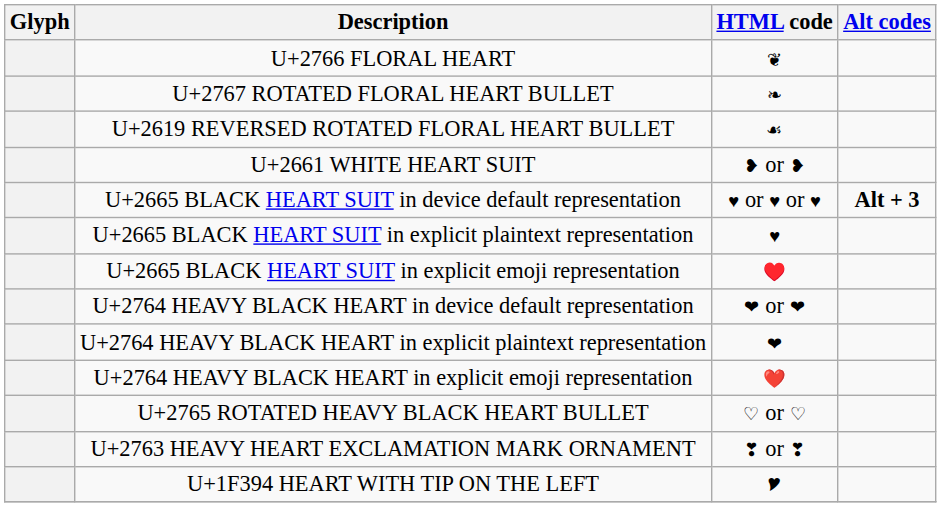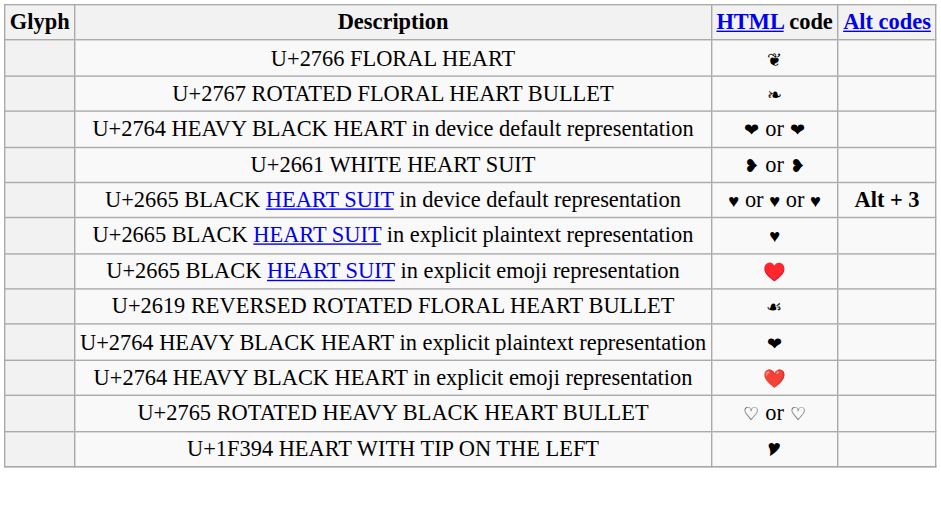rows swapped: (393, 128) <-> (393, 306)
- row: (393, 448)
